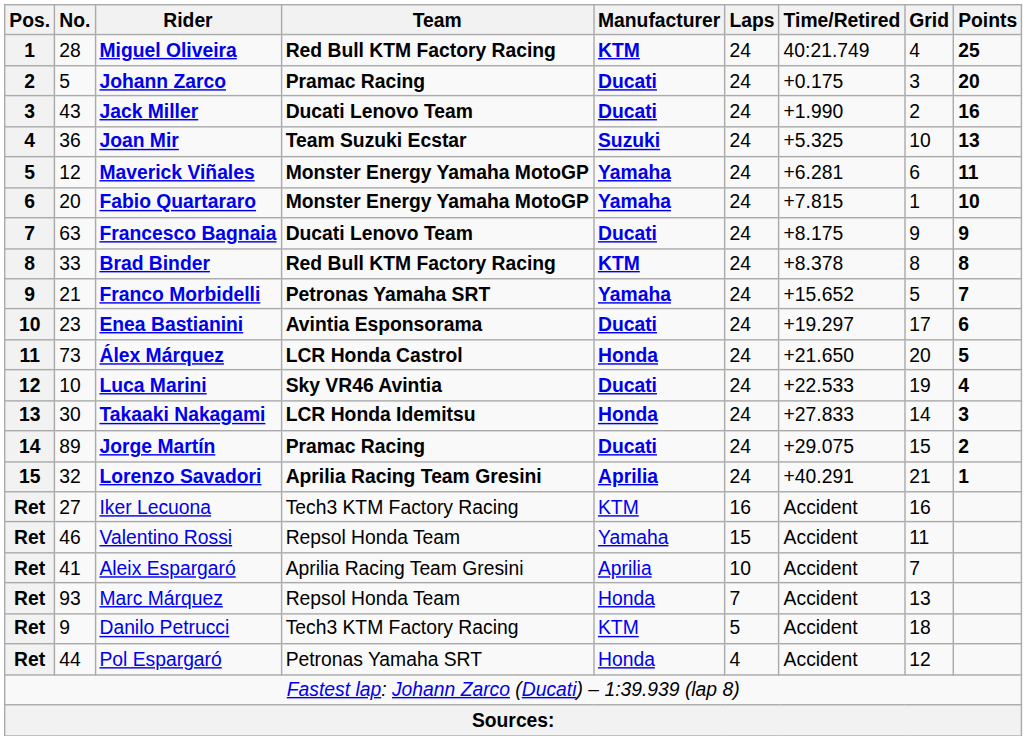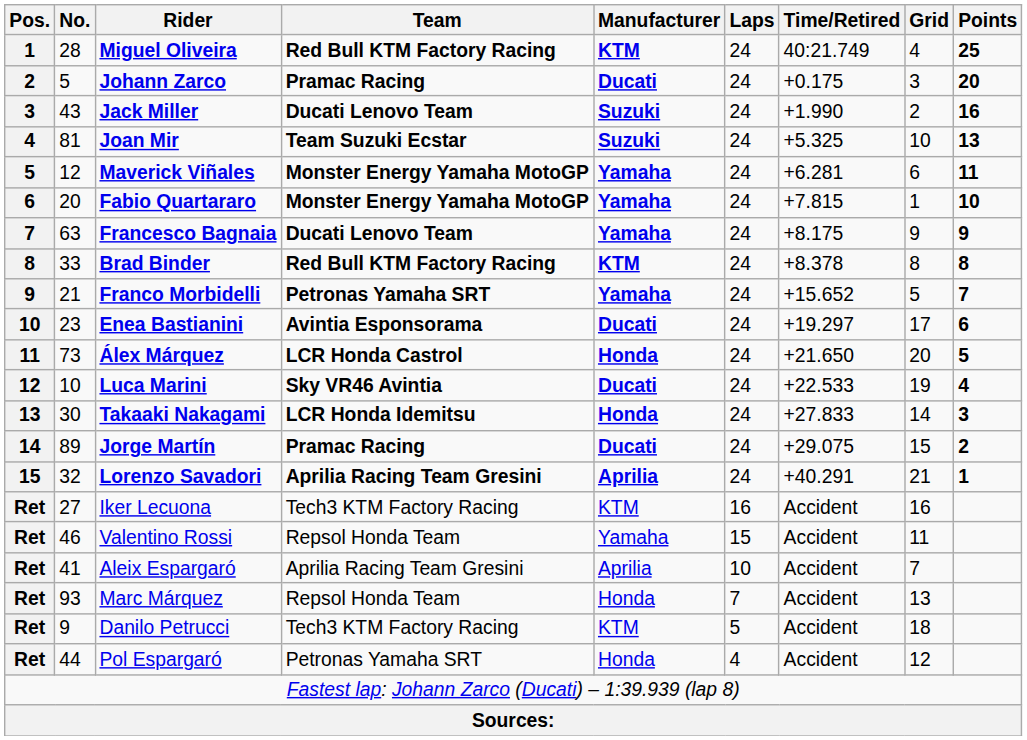(627, 111) Ducati -> (629, 111) Suzuki
(70, 141) 36 -> (70, 141) 81
(627, 233) Ducati -> (634, 233) Yamaha
